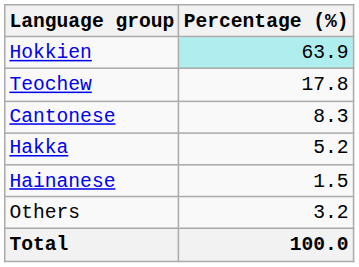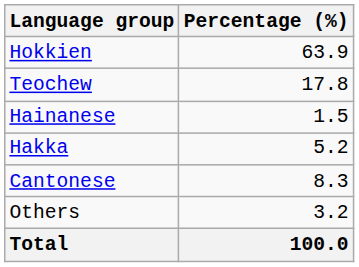(325, 53) paleturquoise background -> (325, 53) no background
rows swapped: (62, 117) <-> (62, 181)
